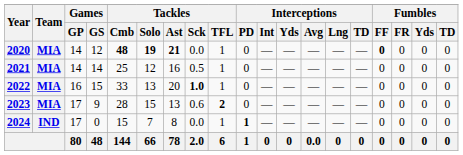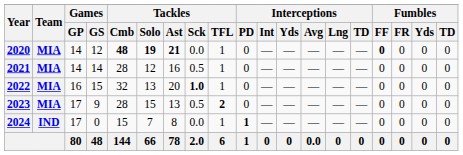(122, 68) 25 -> (122, 68) 28
(122, 86) 33 -> (122, 86) 32
(197, 104) 0.6 -> (197, 104) 0.5
